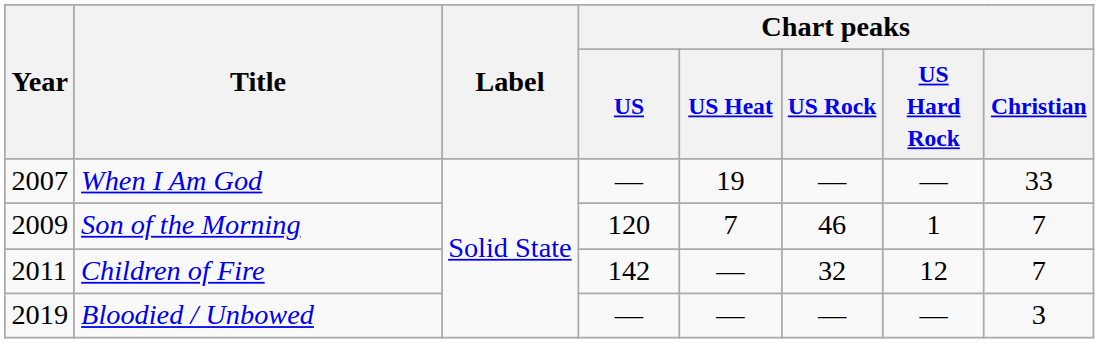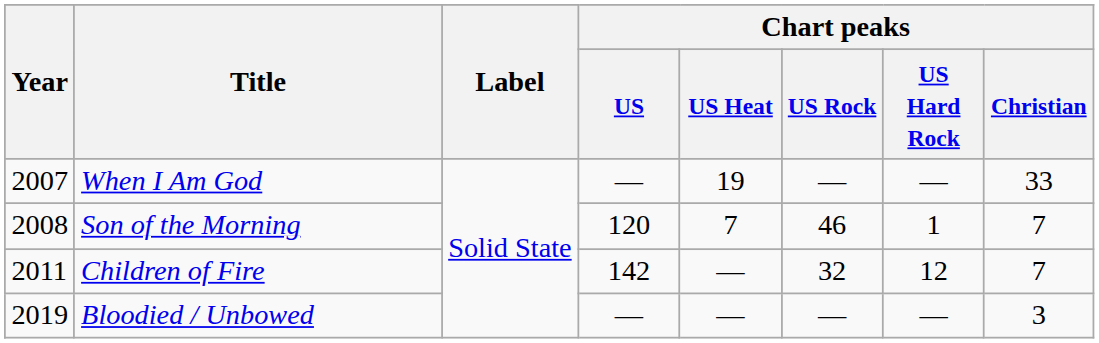(40, 225) 2009 -> (40, 225) 2008
